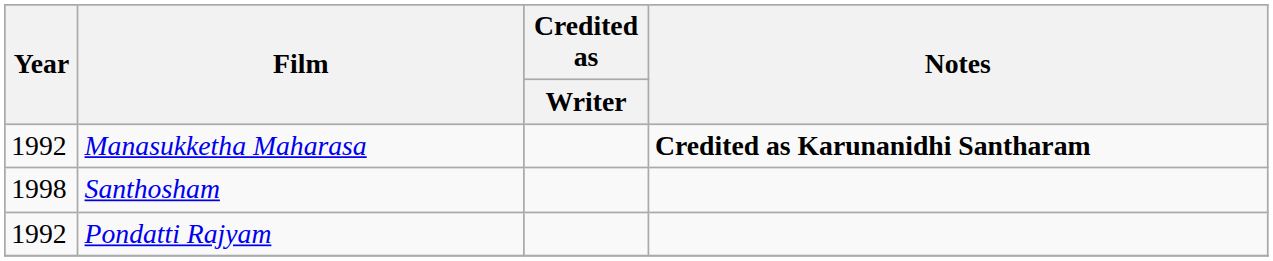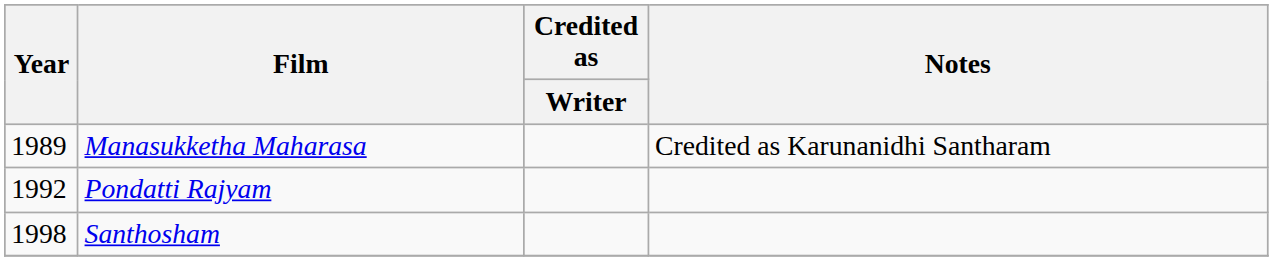(39, 145) 1992 -> (39, 145) 1989
(873, 145) bold -> (853, 145) normal
rows swapped: (178, 233) <-> (152, 189)
